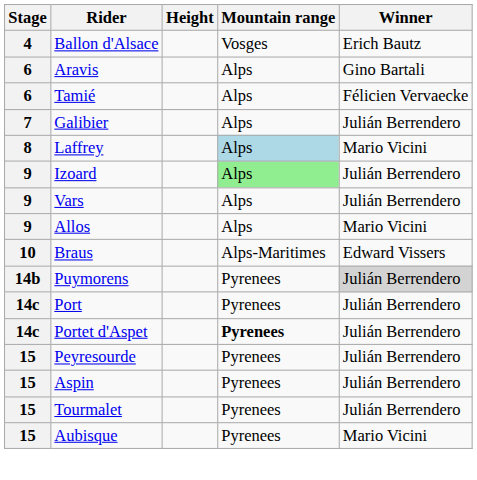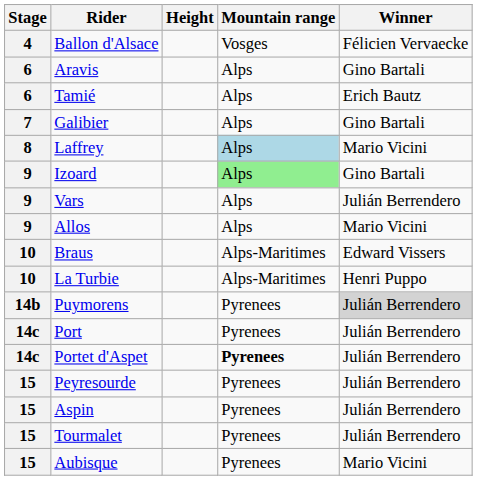(382, 43) Erich Bautz -> (406, 43) Félicien Vervaecke
(406, 95) Félicien Vervaecke -> (382, 95) Erich Bautz
(402, 122) Julián Berrendero -> (384, 122) Gino Bartali
(402, 174) Julián Berrendero -> (384, 174) Gino Bartali
+ row: (87, 278)
